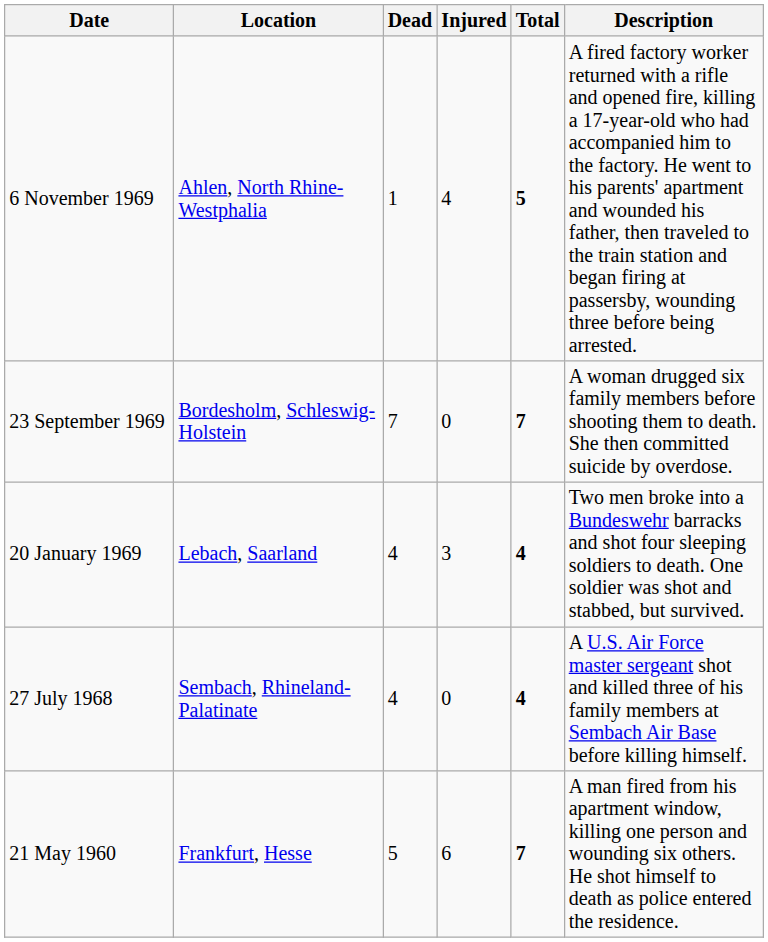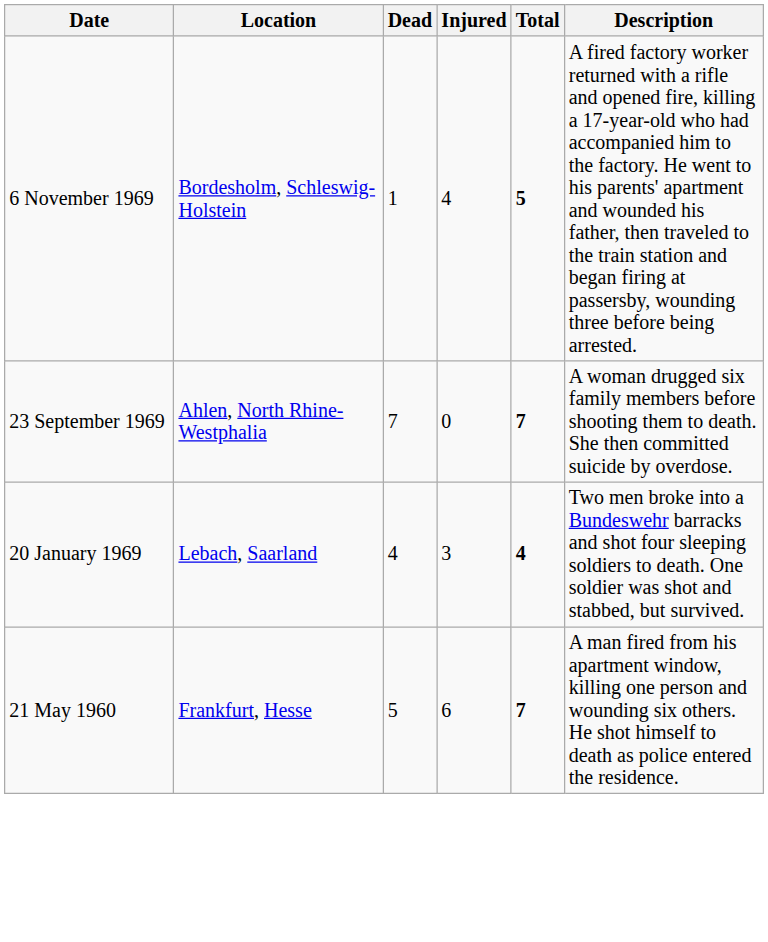(261, 198) Ahlen, North Rhine-Westphalia -> (277, 198) Bordesholm, Schleswig-Holstein
(277, 421) Bordesholm, Schleswig-Holstein -> (261, 421) Ahlen, North Rhine-Westphalia
- row: (61, 698)
